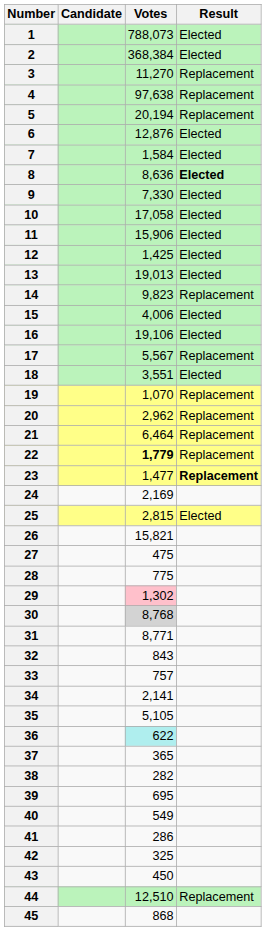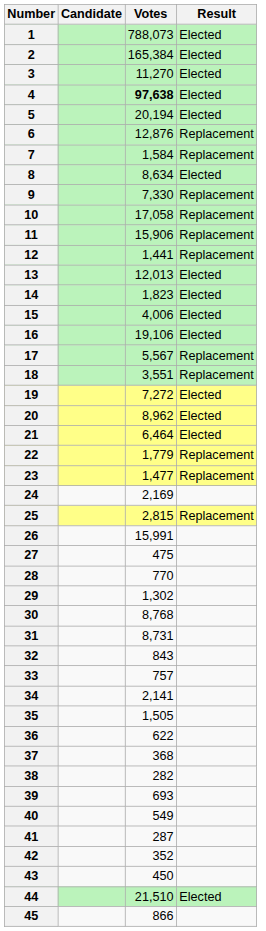(151, 54) 368,384 -> (151, 54) 165,384
(217, 74) Replacement -> (200, 74) Elected
(154, 94) normal -> (154, 94) bold
(217, 94) Replacement -> (200, 94) Elected
(217, 114) Replacement -> (200, 114) Elected
(200, 134) Elected -> (217, 134) Replacement
(200, 154) Elected -> (217, 154) Replacement
(158, 174) 8,636 -> (158, 174) 8,634
(202, 174) bold -> (200, 174) normal
(200, 194) Elected -> (217, 194) Replacement
(200, 214) Elected -> (217, 214) Replacement
(200, 235) Elected -> (217, 235) Replacement
(158, 255) 1,425 -> (158, 255) 1,441
(200, 255) Elected -> (217, 255) Replacement
(154, 275) 19,013 -> (154, 275) 12,013
(158, 295) 9,823 -> (158, 295) 1,823
(217, 295) Replacement -> (200, 295) Elected
(200, 375) Elected -> (217, 375) Replacement
(158, 395) 1,070 -> (158, 395) 7,272
(217, 395) Replacement -> (200, 395) Elected
(158, 415) 2,962 -> (158, 415) 8,962
(217, 415) Replacement -> (200, 415) Elected
(217, 435) Replacement -> (200, 435) Elected
(158, 455) bold -> (158, 455) normal
(219, 475) bold -> (217, 475) normal
(200, 515) Elected -> (217, 515) Replacement
(154, 535) 15,821 -> (154, 535) 15,991
(163, 575) 775 -> (163, 575) 770
(158, 595) pink background -> (158, 595) no background
(158, 615) lightgrey background -> (158, 615) no background
(158, 635) 8,771 -> (158, 635) 8,731
(158, 716) 5,105 -> (158, 716) 1,505
(163, 736) paleturquoise background -> (163, 736) no background
(163, 756) 365 -> (163, 756) 368
(163, 796) 695 -> (163, 796) 693
(163, 836) 286 -> (163, 836) 287
(163, 856) 325 -> (163, 856) 352
(154, 896) 12,510 -> (154, 896) 21,510
(217, 896) Replacement -> (200, 896) Elected
(163, 916) 868 -> (163, 916) 866
